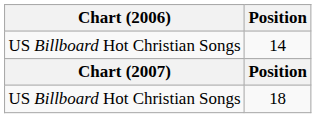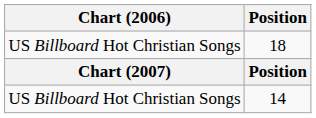rows swapped: (278, 44) <-> (278, 98)
